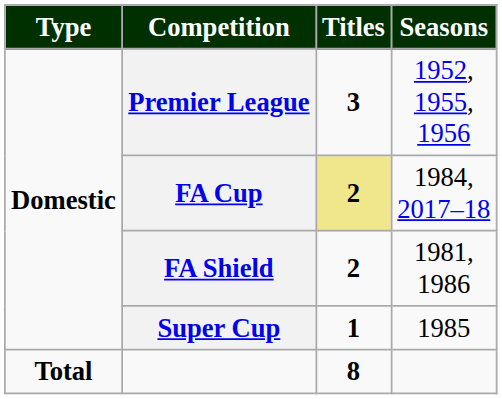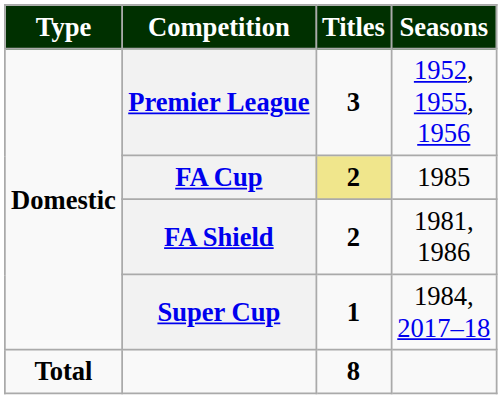(444, 193) 1984, 2017–18 -> (444, 177) 1985
(444, 328) 1985 -> (444, 312) 1984, 2017–18
